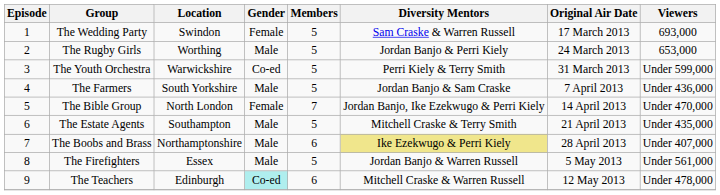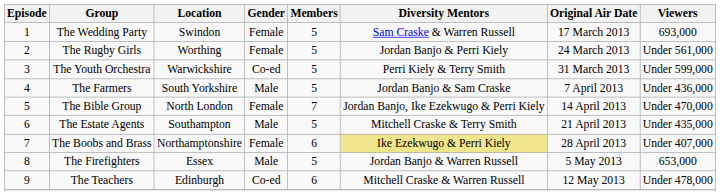(266, 50) Male -> (266, 50) Female
(678, 50) 653,000 -> (678, 50) Under 561,000
(266, 143) Male -> (266, 143) Female
(678, 161) Under 561,000 -> (678, 161) 653,000
(266, 180) paleturquoise background -> (266, 180) no background
